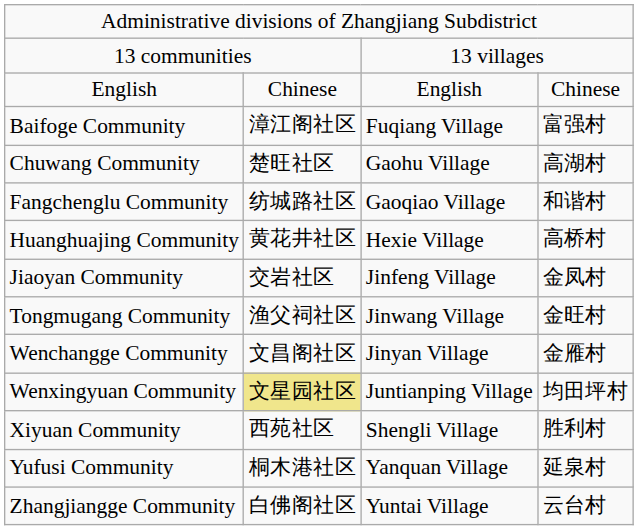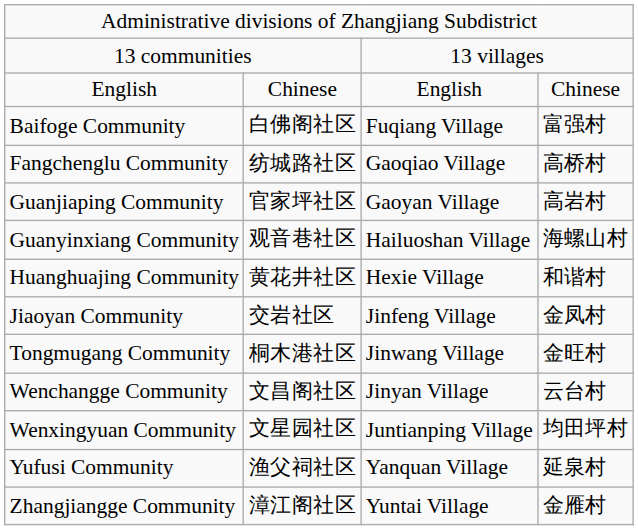(302, 124) 漳江阁社区 -> (302, 124) 白佛阁社区
- row: (105, 163)
(575, 200) 和谐村 -> (575, 162) 高桥村
+ row: (117, 201)
+ row: (124, 239)
(575, 238) 高桥村 -> (575, 276) 和谐村
(302, 314) 渔父祠社区 -> (302, 352) 桐木港社区
(575, 352) 金雁村 -> (575, 391) 云台村
(302, 391) khaki background -> (302, 429) no background
- row: (95, 429)
(302, 467) 桐木港社区 -> (302, 467) 渔父祠社区
(302, 505) 白佛阁社区 -> (302, 505) 漳江阁社区
(575, 505) 云台村 -> (575, 505) 金雁村
